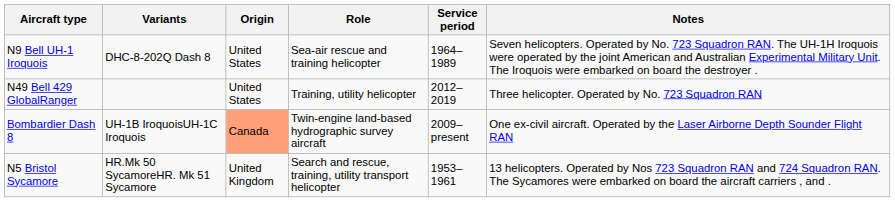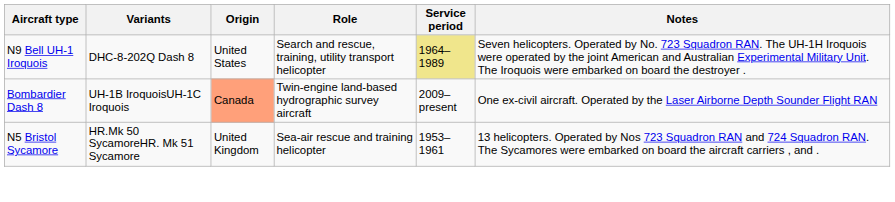(339, 57) Sea-air rescue and training helicopter -> (335, 57) Search and rescue, training, utility transport helicopter
(447, 57) no background -> (435, 57) khaki background
- row: (42, 94)
(350, 175) Search and rescue, training, utility transport helicopter -> (345, 144) Sea-air rescue and training helicopter
